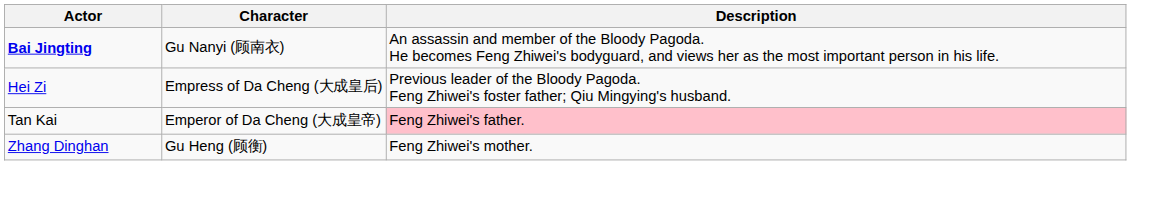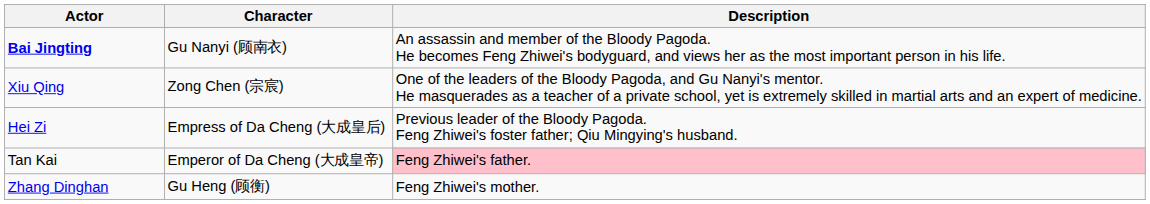+ row: (36, 87)
